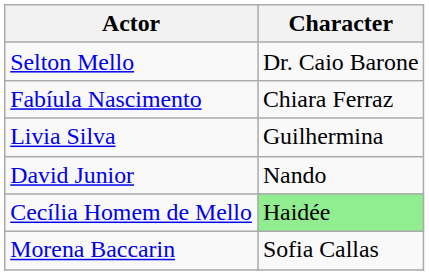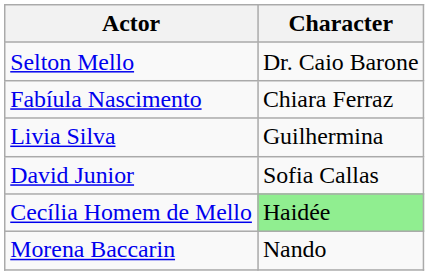(295, 174) Nando -> (321, 174) Sofia Callas
(321, 250) Sofia Callas -> (295, 250) Nando
